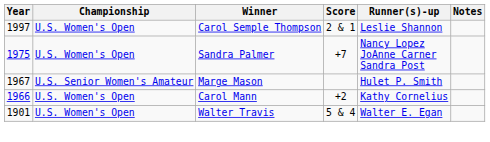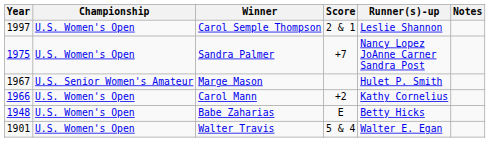+ row: (236, 113)
